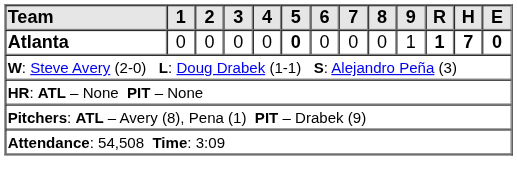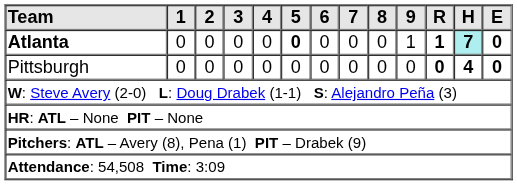(468, 42) no background -> (468, 42) paleturquoise background
+ row: (48, 67)
